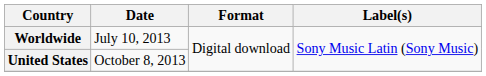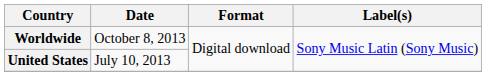(132, 37) July 10, 2013 -> (140, 37) October 8, 2013
(140, 60) October 8, 2013 -> (132, 60) July 10, 2013
